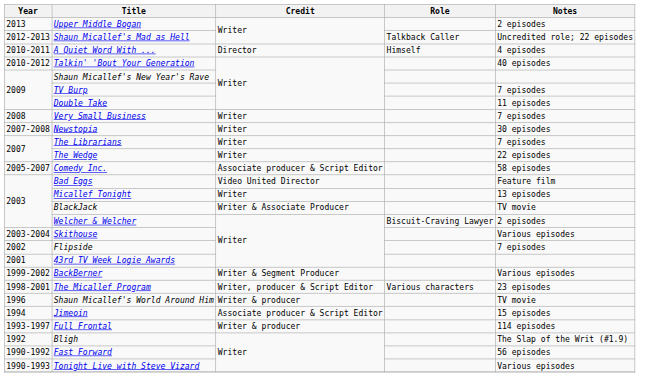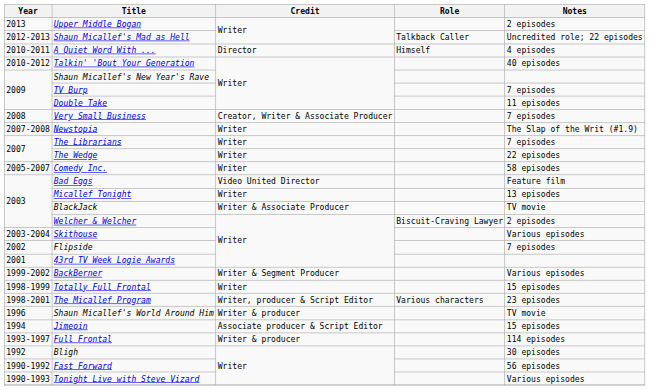(232, 116) Writer -> (305, 116) Creator, Writer & Associate Producer
(524, 129) 30 episodes -> (572, 129) The Slap of the Writ (#1.9)
(300, 169) Associate producer & Script Editor -> (232, 169) Writer
+ row: (102, 287)
(563, 339) The Slap of the Writ (#1.9) -> (534, 352) 30 episodes
